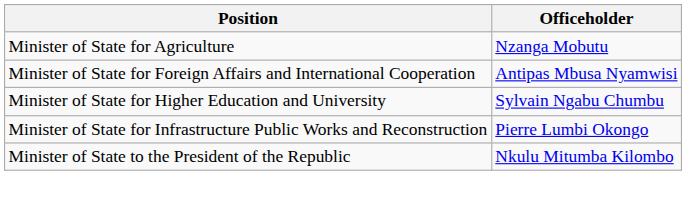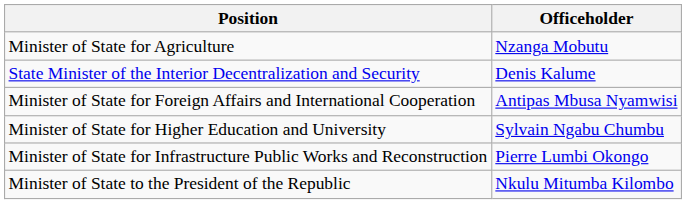+ row: (214, 73)
